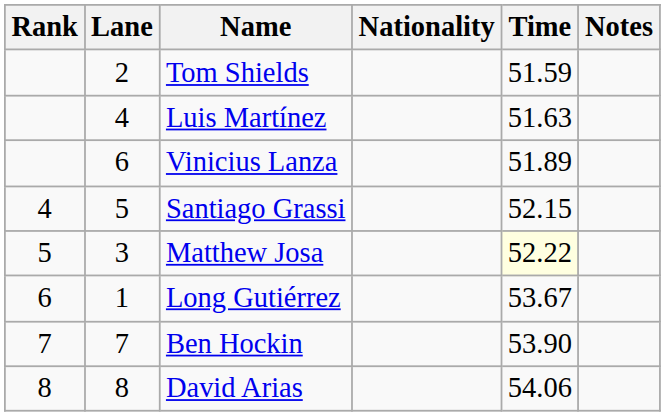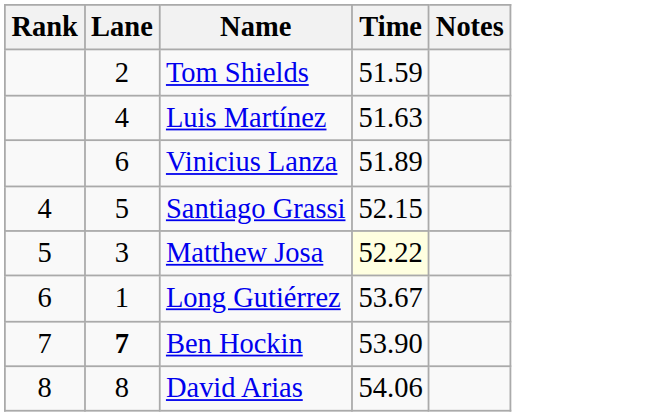- column: (427, 27)
(122, 343) normal -> (122, 343) bold
